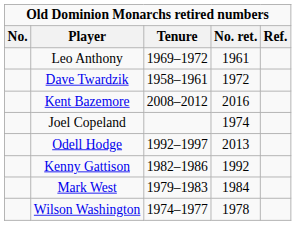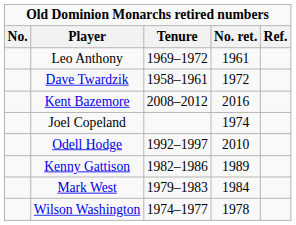(236, 144) 2013 -> (236, 144) 2010
(236, 166) 1992 -> (236, 166) 1989
